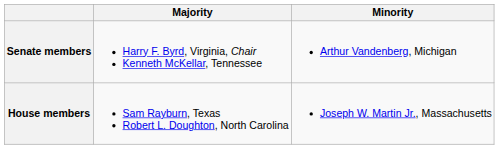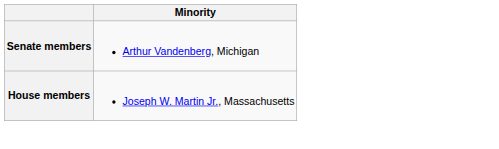- column: (192, 12)
